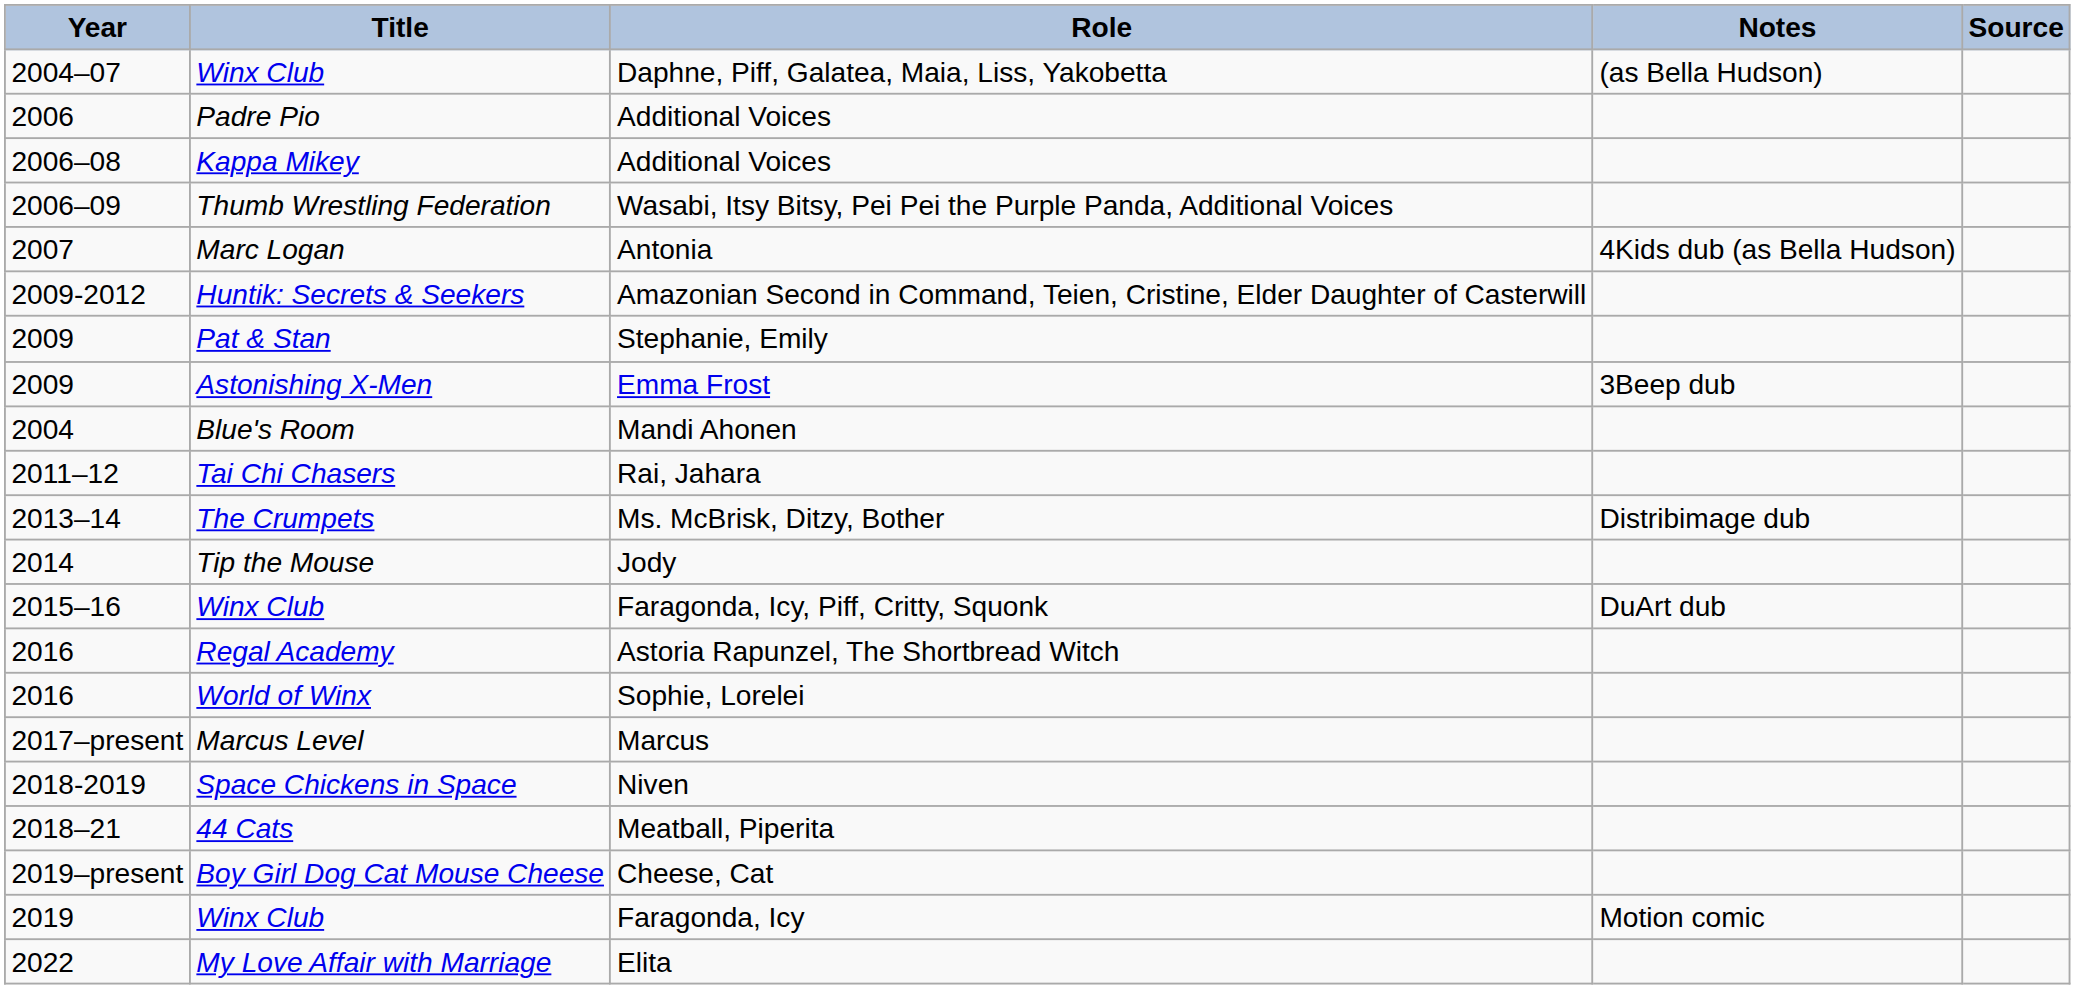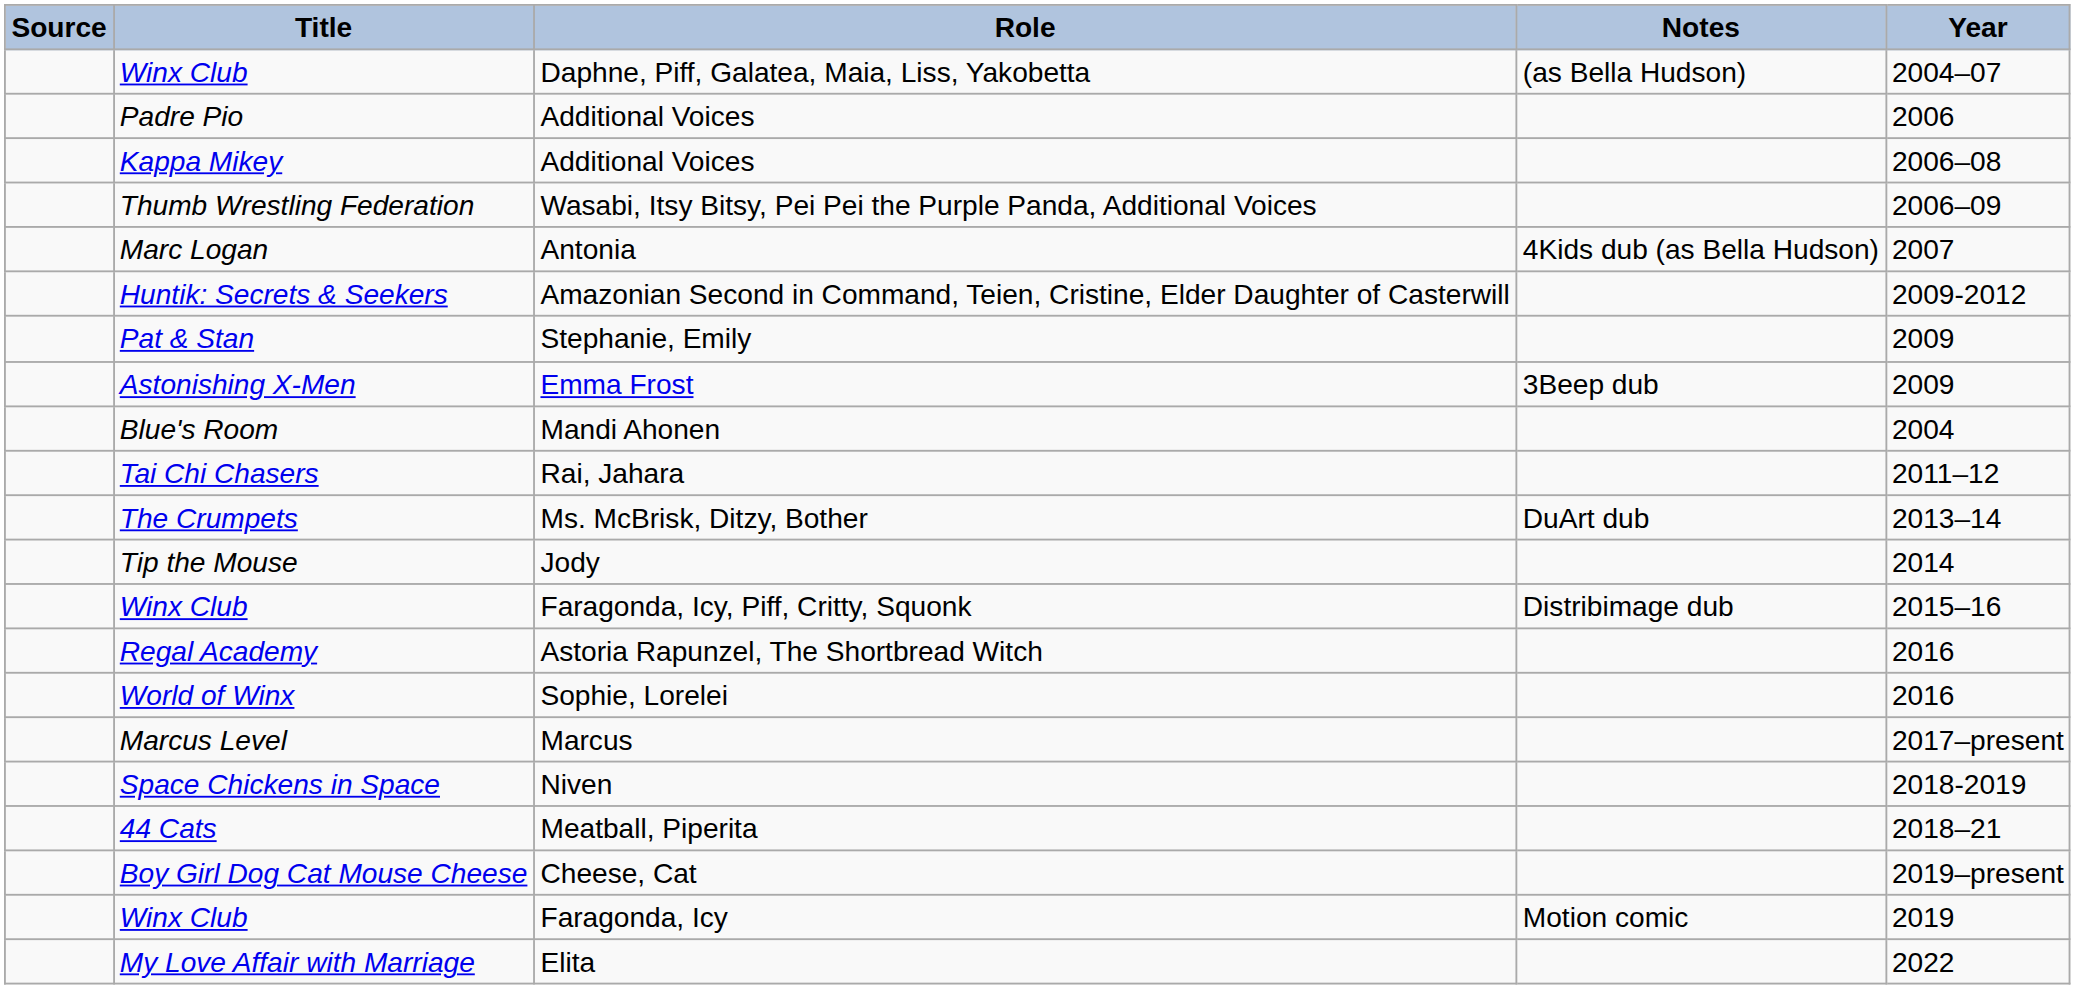columns swapped: (97, 27) <-> (2016, 27)
(1705, 517) Distribimage dub -> (1586, 517) DuArt dub
(1663, 606) DuArt dub -> (1628, 606) Distribimage dub
